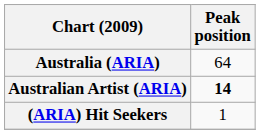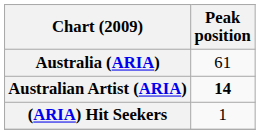(223, 62) 64 -> (223, 62) 61
